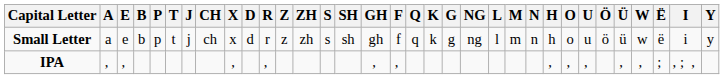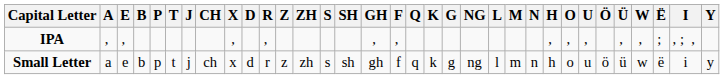rows swapped: (52, 39) <-> (52, 62)
